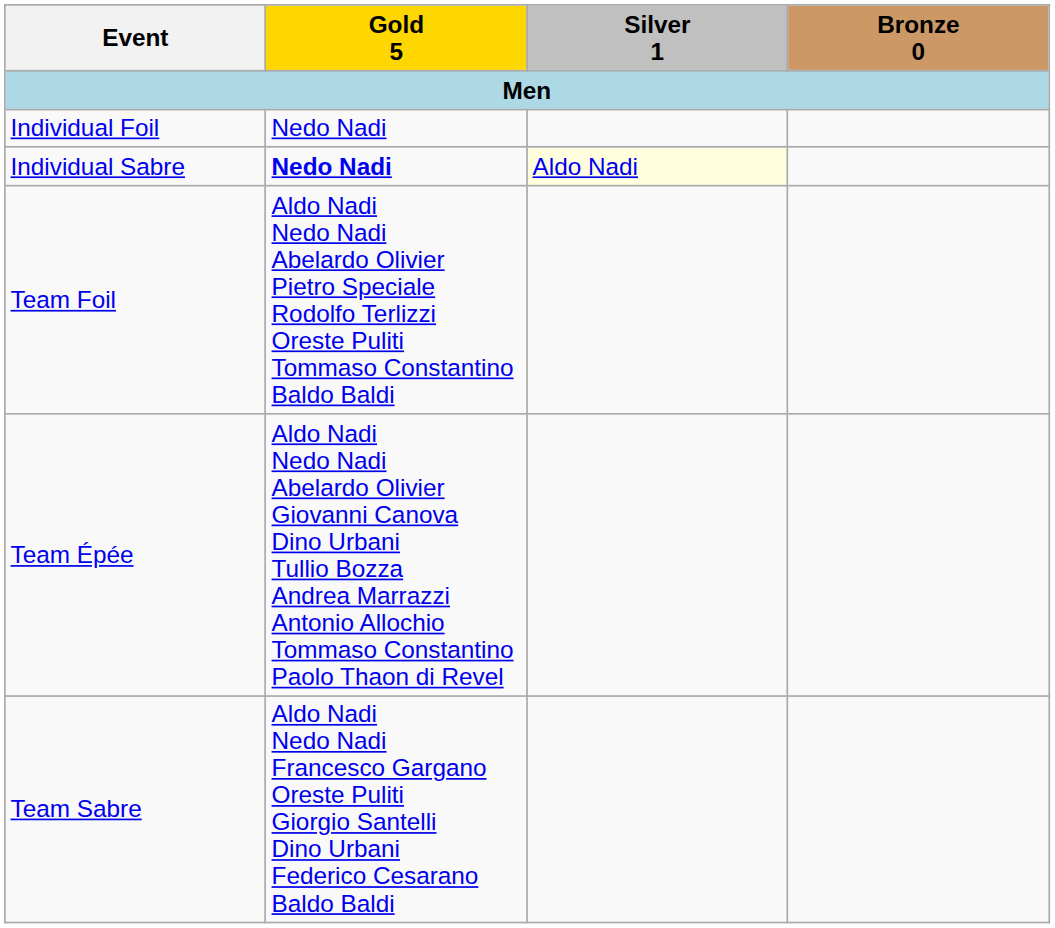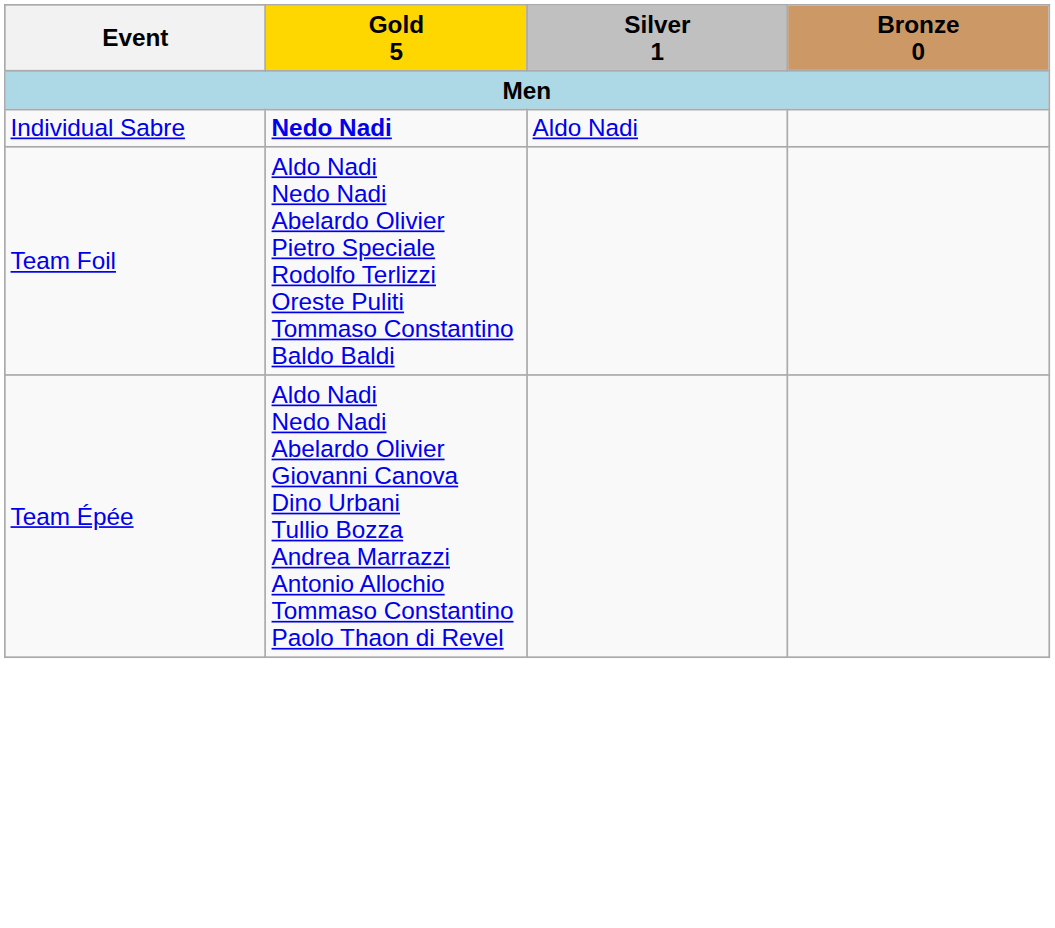- row: (85, 128)
(585, 167) lightyellow background -> (585, 128) no background
- row: (76, 809)
